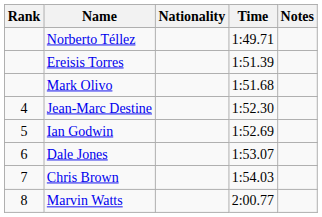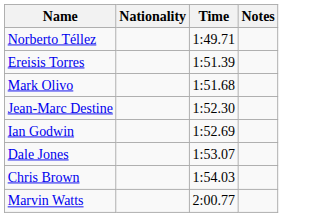- column: (24, 16)
